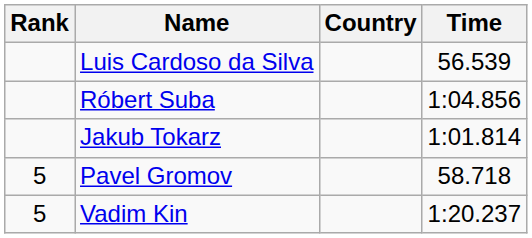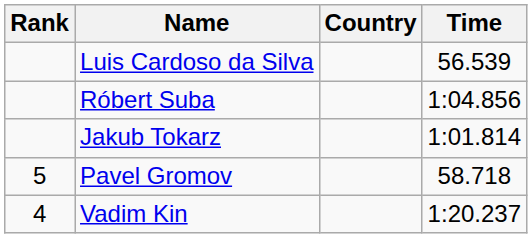(40, 213) 5 -> (40, 213) 4
